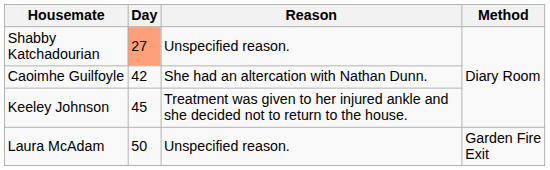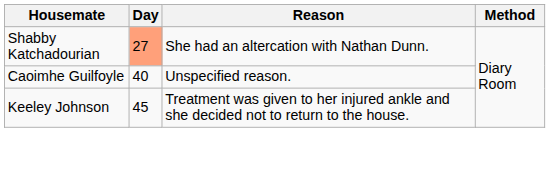(227, 46) Unspecified reason. -> (297, 46) She had an altercation with Nathan Dunn.
(139, 76) 42 -> (141, 76) 40
(296, 76) She had an altercation with Nathan Dunn. -> (228, 76) Unspecified reason.
- row: (56, 146)
